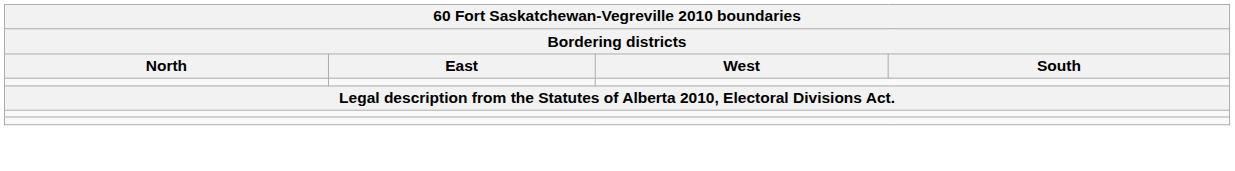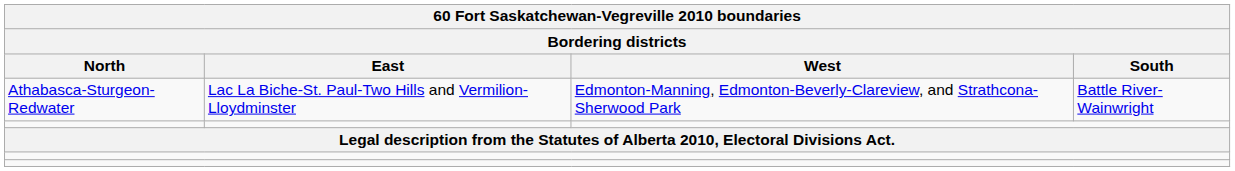+ row: (81, 99)
